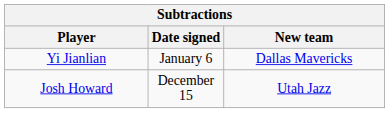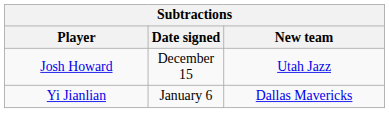rows swapped: (76, 88) <-> (76, 59)
